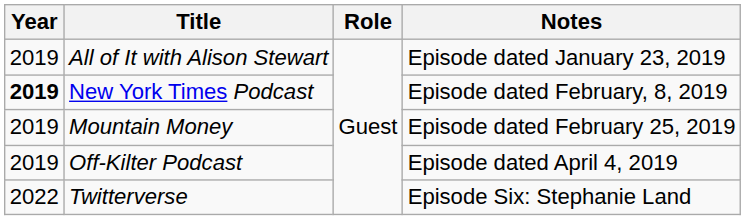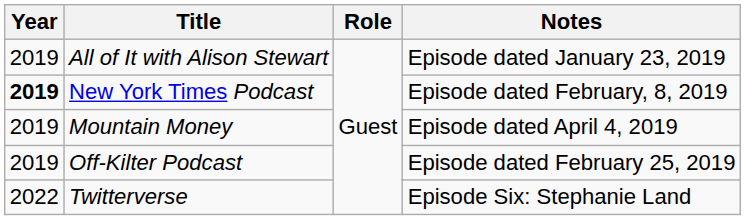(572, 127) Episode dated February 25, 2019 -> (543, 127) Episode dated April 4, 2019
(543, 162) Episode dated April 4, 2019 -> (572, 162) Episode dated February 25, 2019
